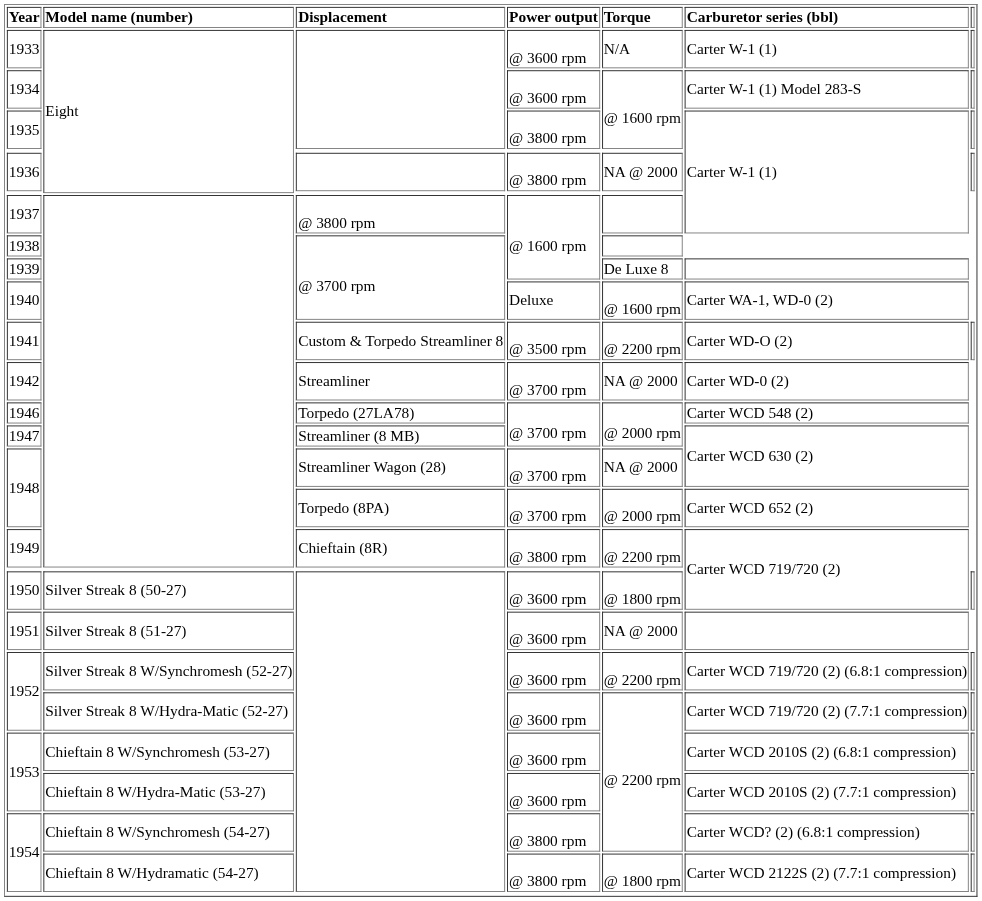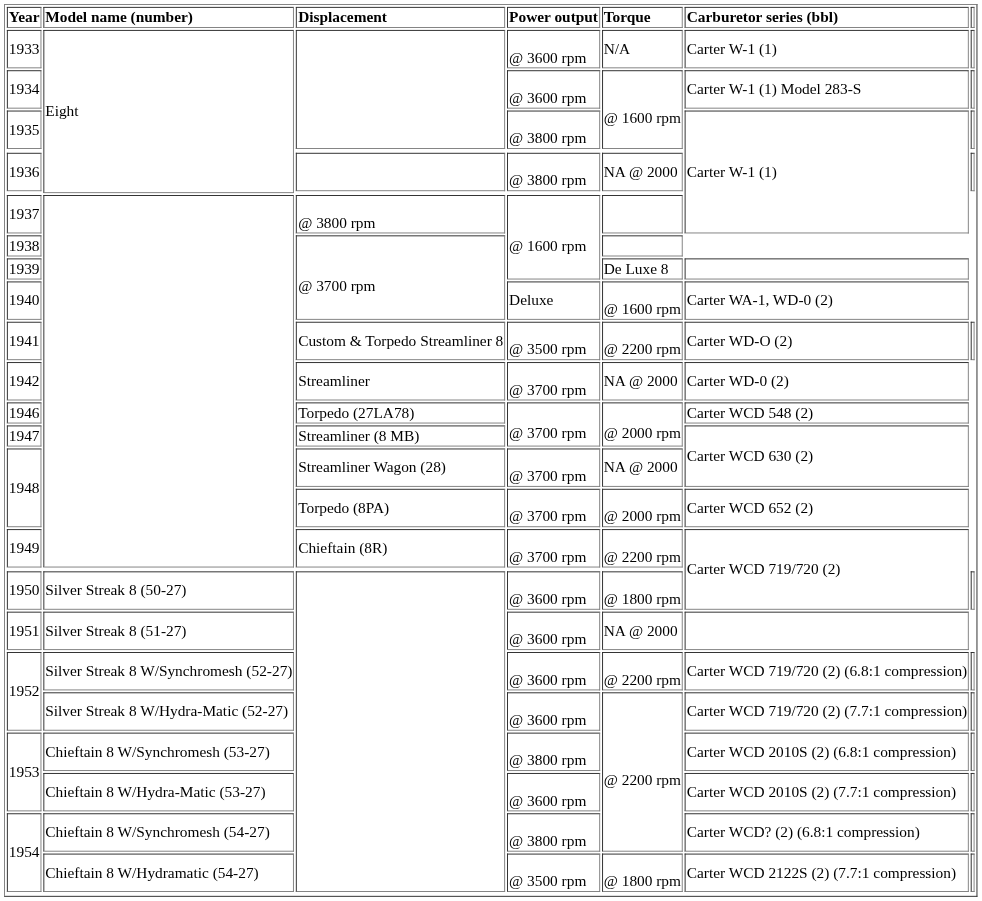(548, 556) @ 3800 rpm -> (548, 556) @ 3700 rpm
(548, 760) @ 3600 rpm -> (548, 760) @ 3800 rpm
(548, 881) @ 3800 rpm -> (548, 881) @ 3500 rpm
